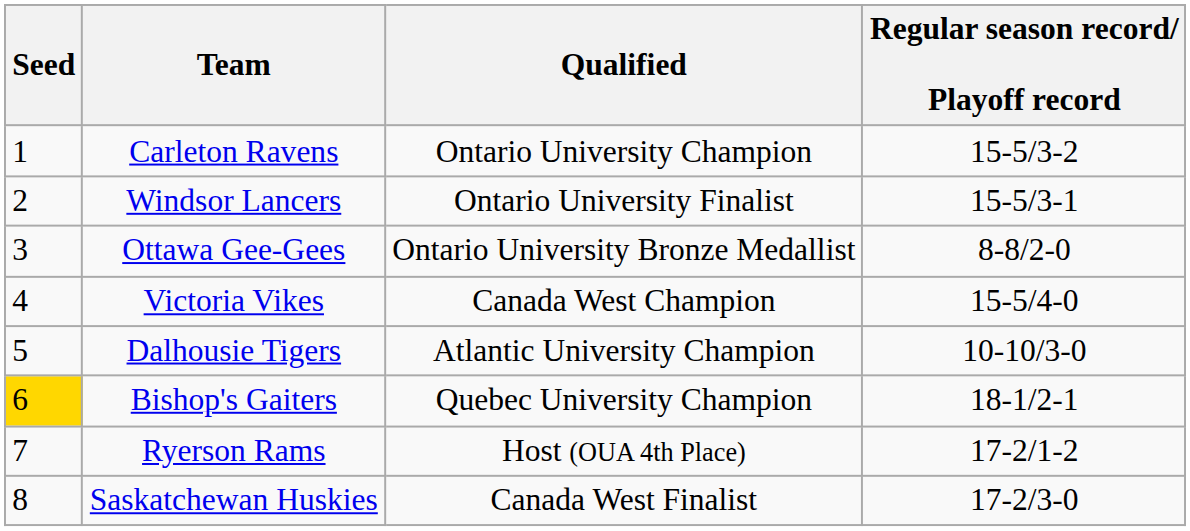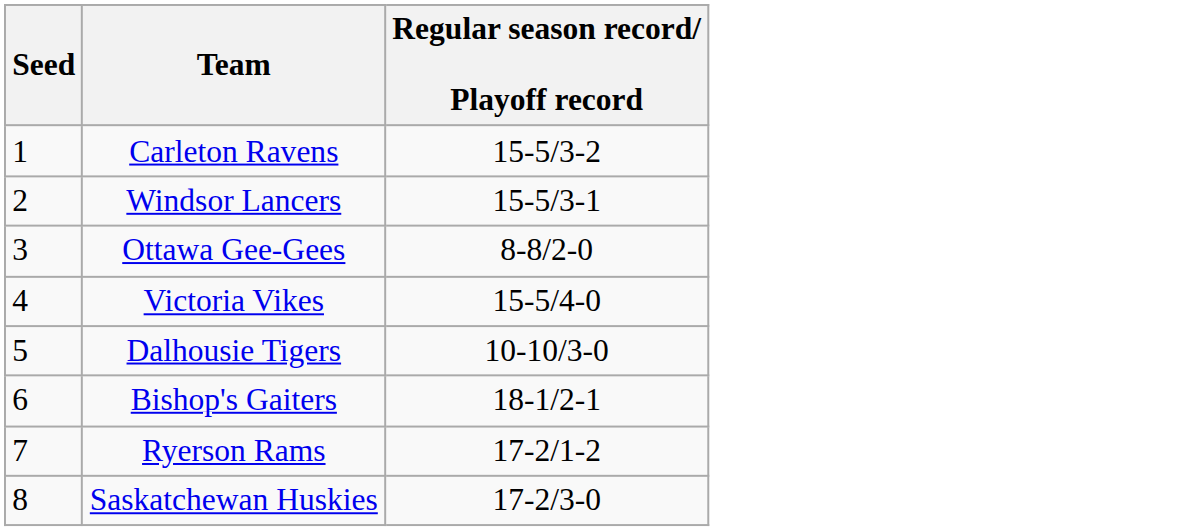- column: (624, 64)
(20, 400) gold background -> (20, 400) no background
